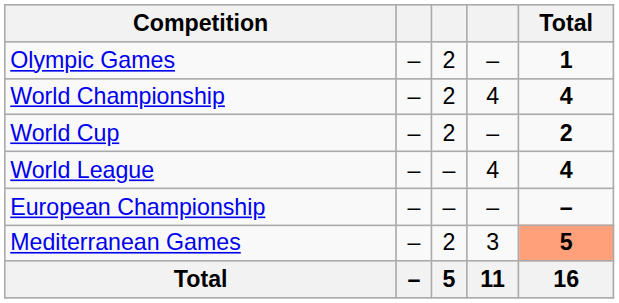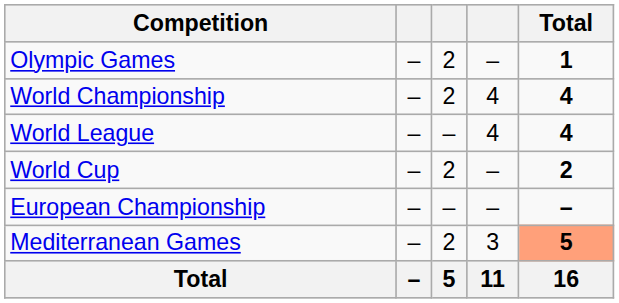rows swapped: (65, 133) <-> (82, 170)
